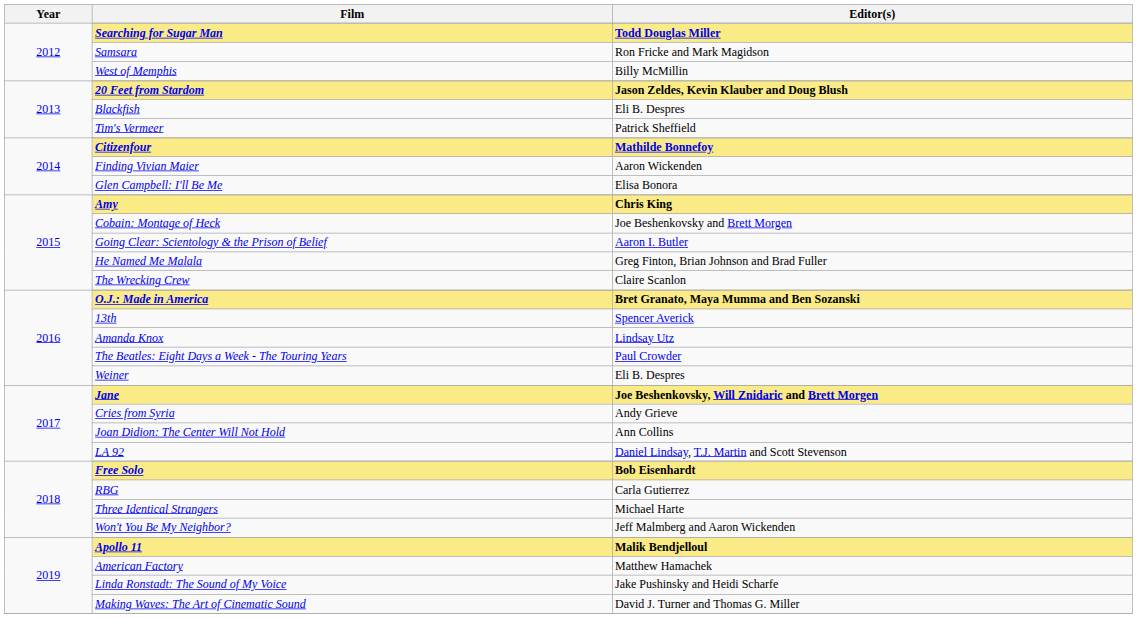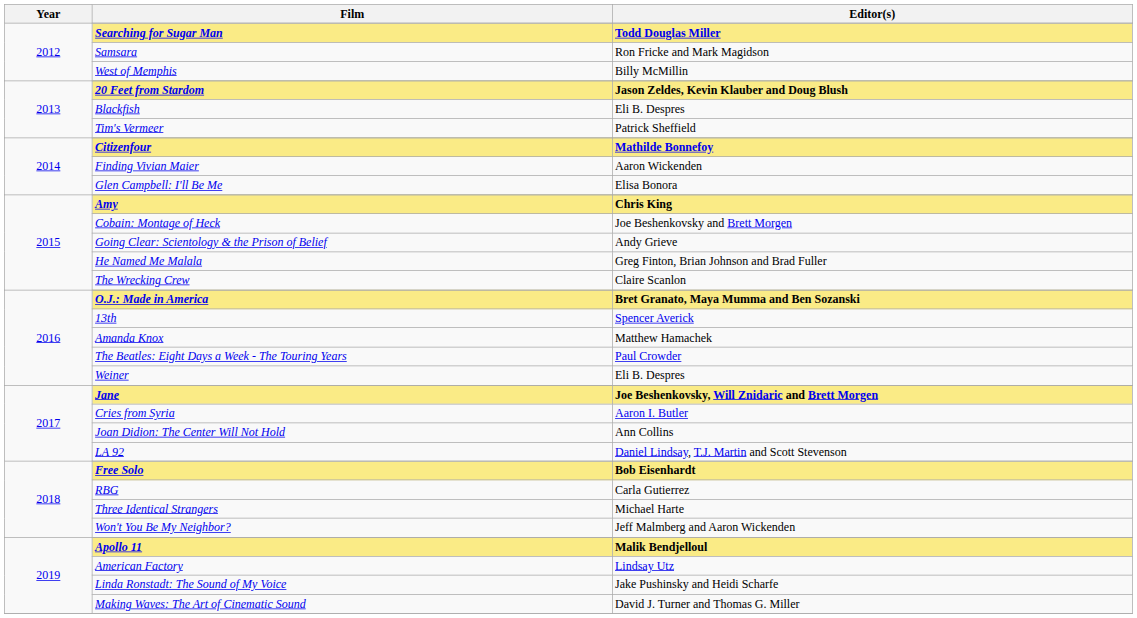(652, 242) Aaron I. Butler -> (646, 242) Andy Grieve
(645, 337) Lindsay Utz -> (664, 337) Matthew Hamachek
(646, 413) Andy Grieve -> (652, 413) Aaron I. Butler
(664, 565) Matthew Hamachek -> (645, 565) Lindsay Utz
